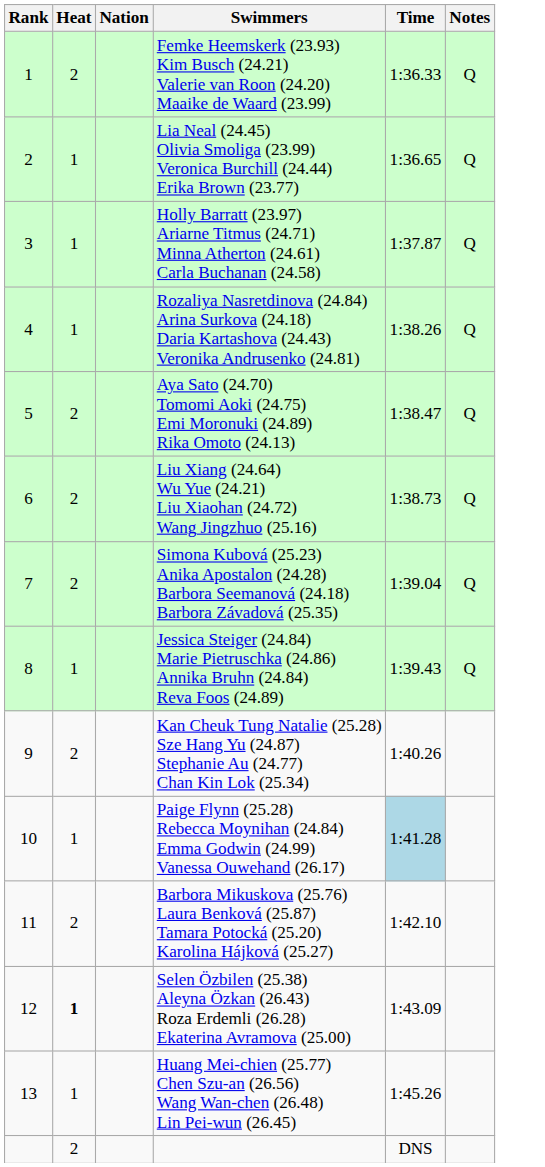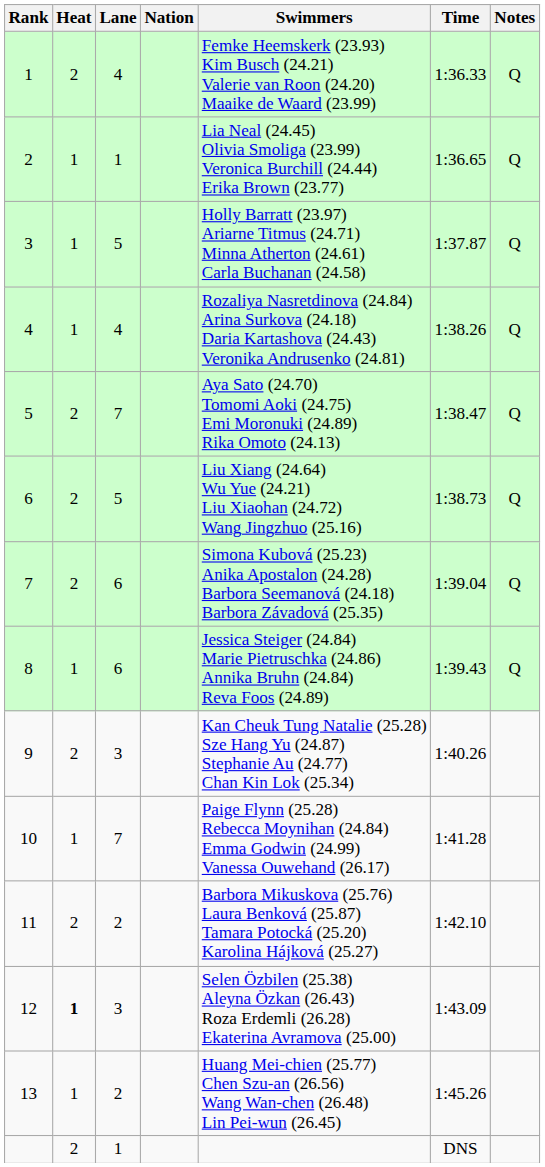+ column: (118, 18)
(416, 838) lightblue background -> (460, 838) no background
